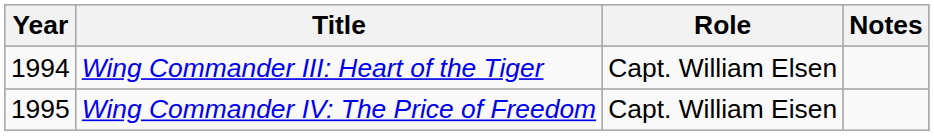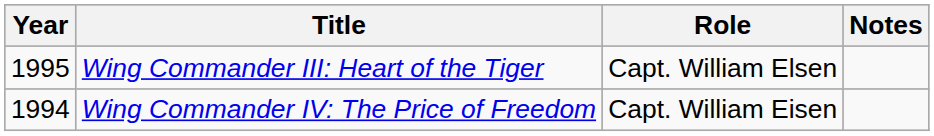(40, 67) 1994 -> (40, 67) 1995
(40, 109) 1995 -> (40, 109) 1994
